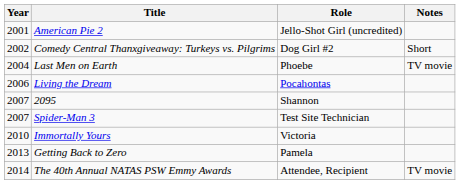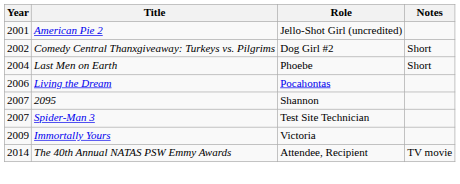(430, 65) TV movie -> (419, 65) Short
(18, 135) 2010 -> (18, 135) 2009
- row: (80, 153)
